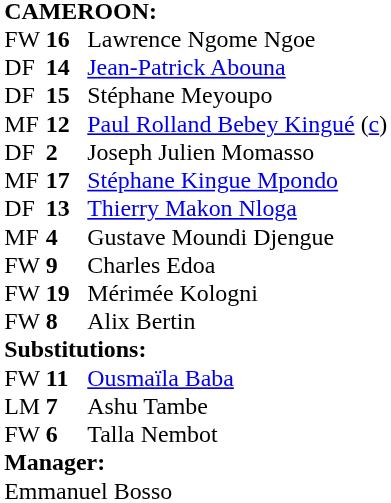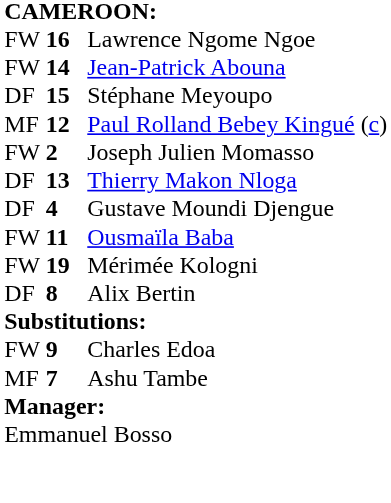(20, 67) DF -> (22, 67) FW
(20, 152) DF -> (22, 152) FW
- row: (213, 180)
(22, 236) MF -> (20, 208) DF
rows swapped: (161, 377) <-> (151, 264)
(22, 321) FW -> (20, 293) DF
(22, 406) LM -> (22, 377) MF
- row: (152, 434)
